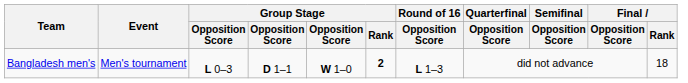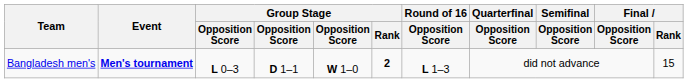(143, 64) normal -> (147, 64) bold
(662, 64) 18 -> (668, 64) 15
